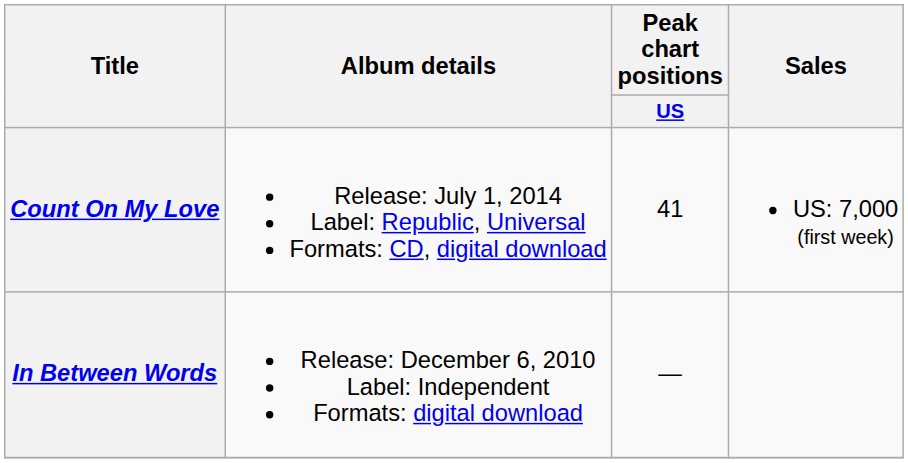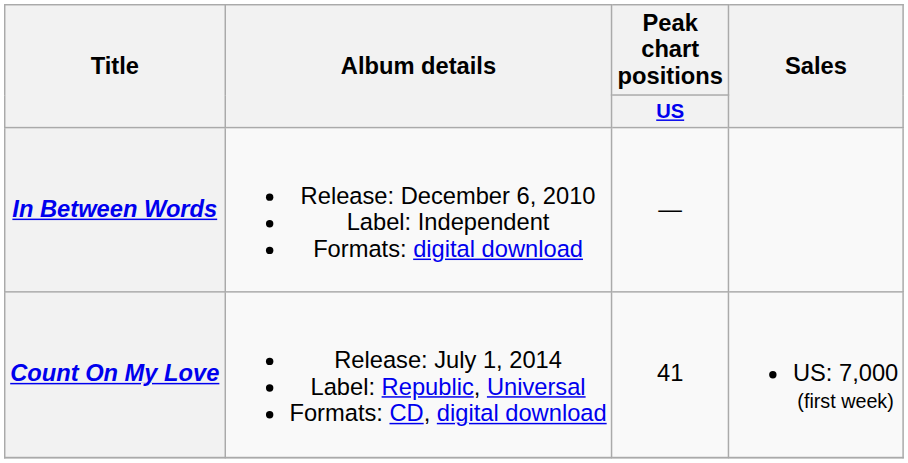rows swapped: (115, 374) <-> (115, 209)
